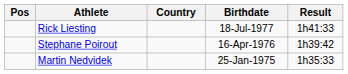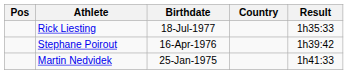columns swapped: (246, 12) <-> (176, 12)
(315, 28) 1h41:33 -> (315, 28) 1h35:33
(315, 61) 1h35:33 -> (315, 61) 1h41:33
